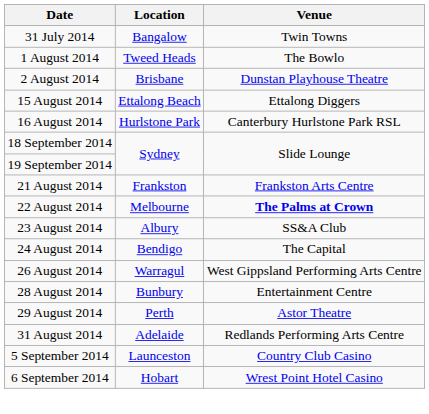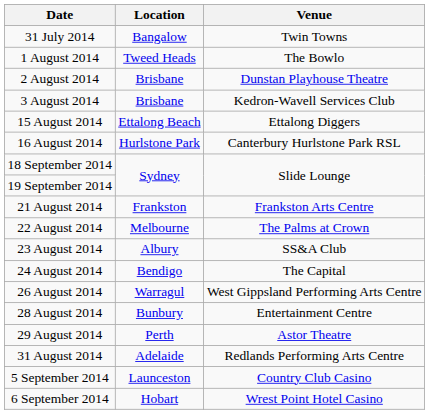+ row: (60, 100)
(314, 206) bold -> (314, 228) normal
